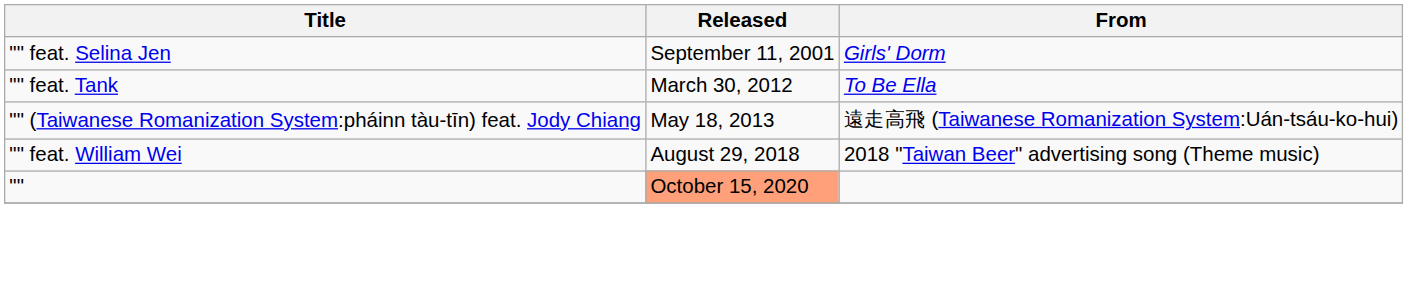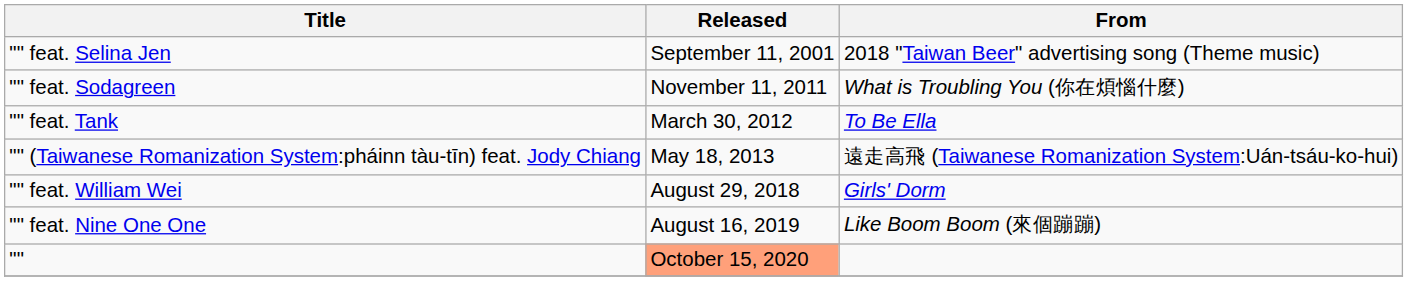(895, 53) Girls' Dorm -> (1082, 53) 2018 "Taiwan Beer" advertising song (Theme music)
+ row: (92, 87)
(1082, 154) 2018 "Taiwan Beer" advertising song (Theme music) -> (895, 190) Girls' Dorm
+ row: (108, 225)
